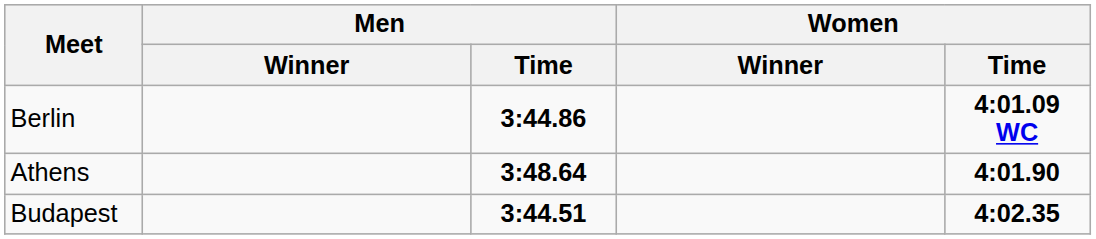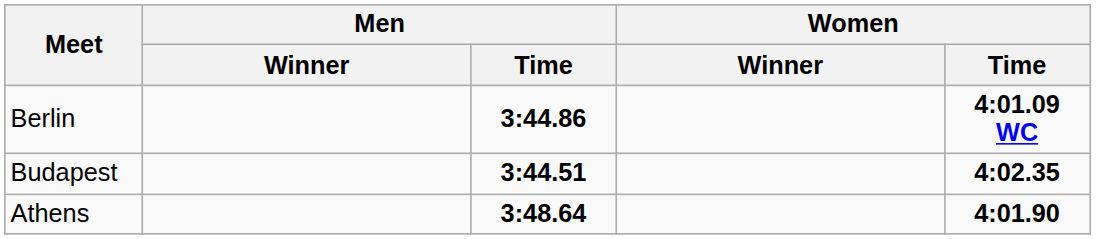rows swapped: (50, 173) <-> (64, 213)
